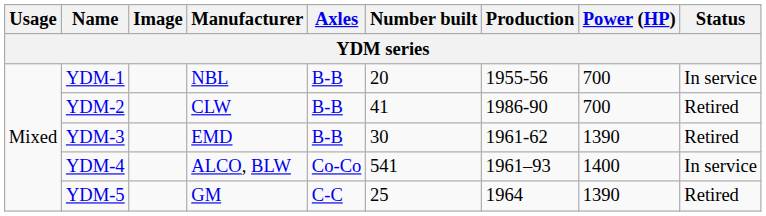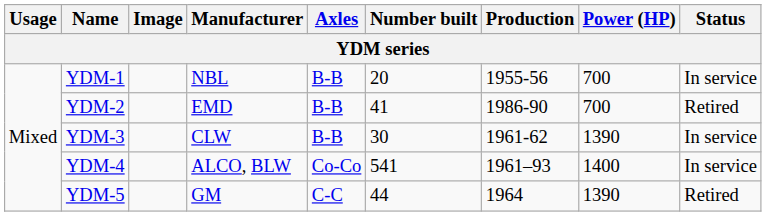(211, 107) CLW -> (212, 107) EMD
(212, 136) EMD -> (211, 136) CLW
(712, 136) Retired -> (721, 136) In service
(379, 195) 25 -> (379, 195) 44
